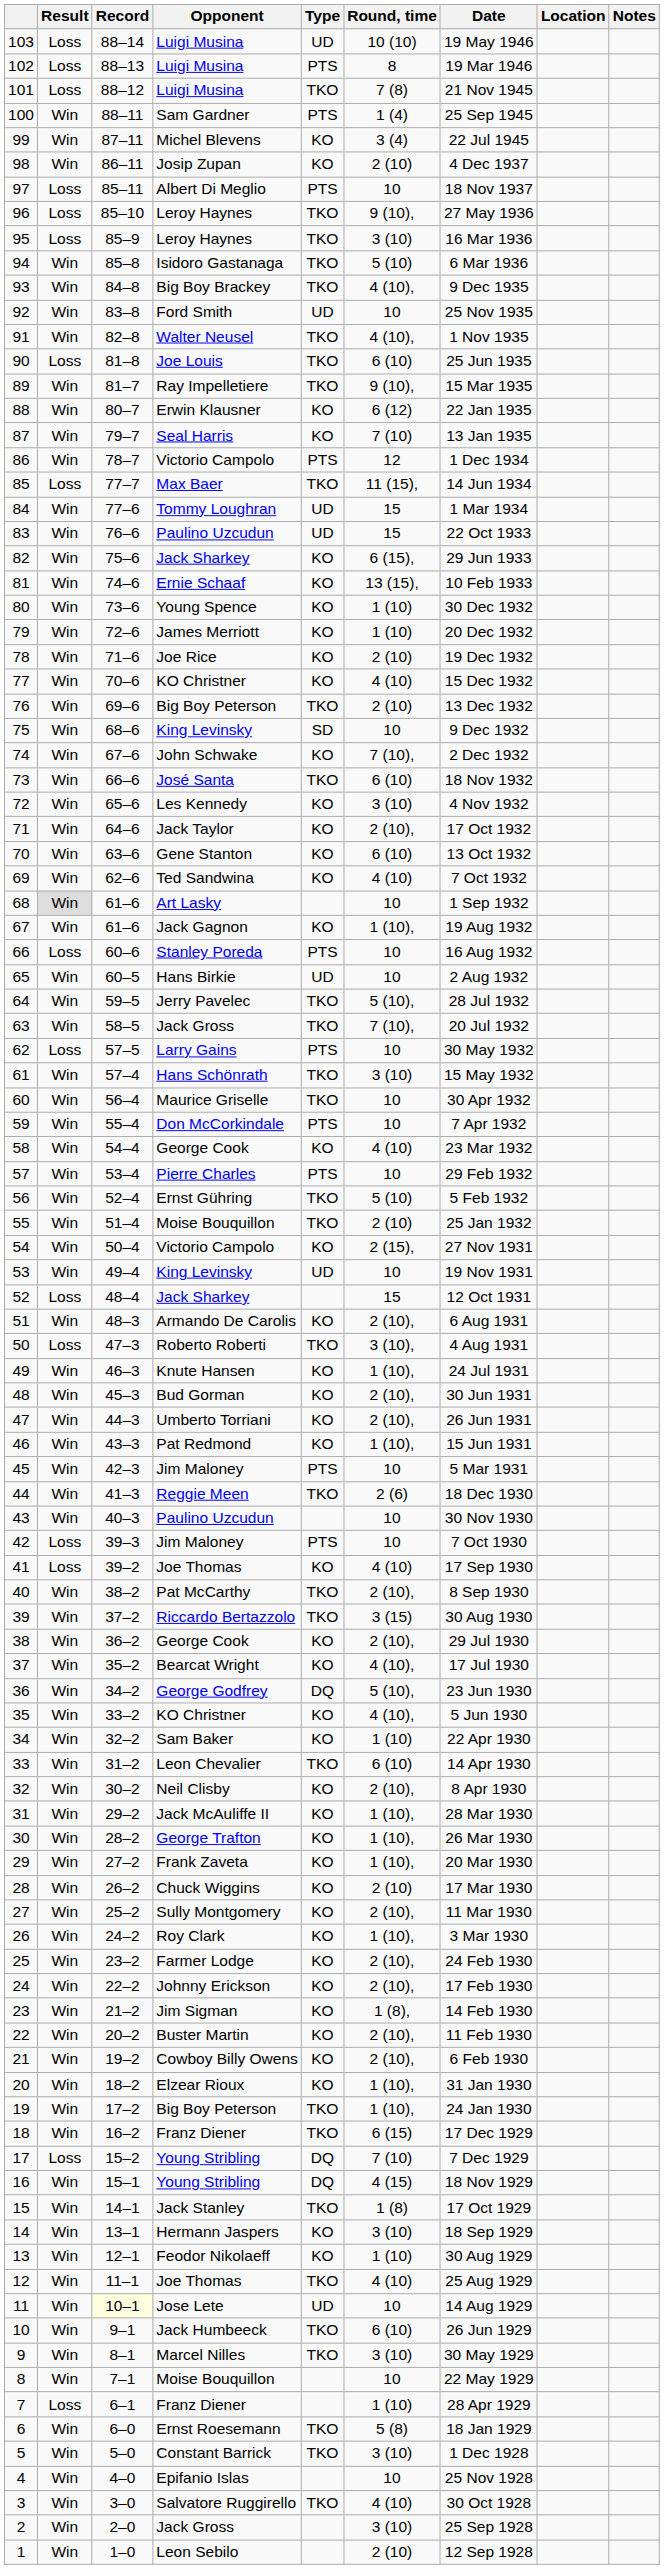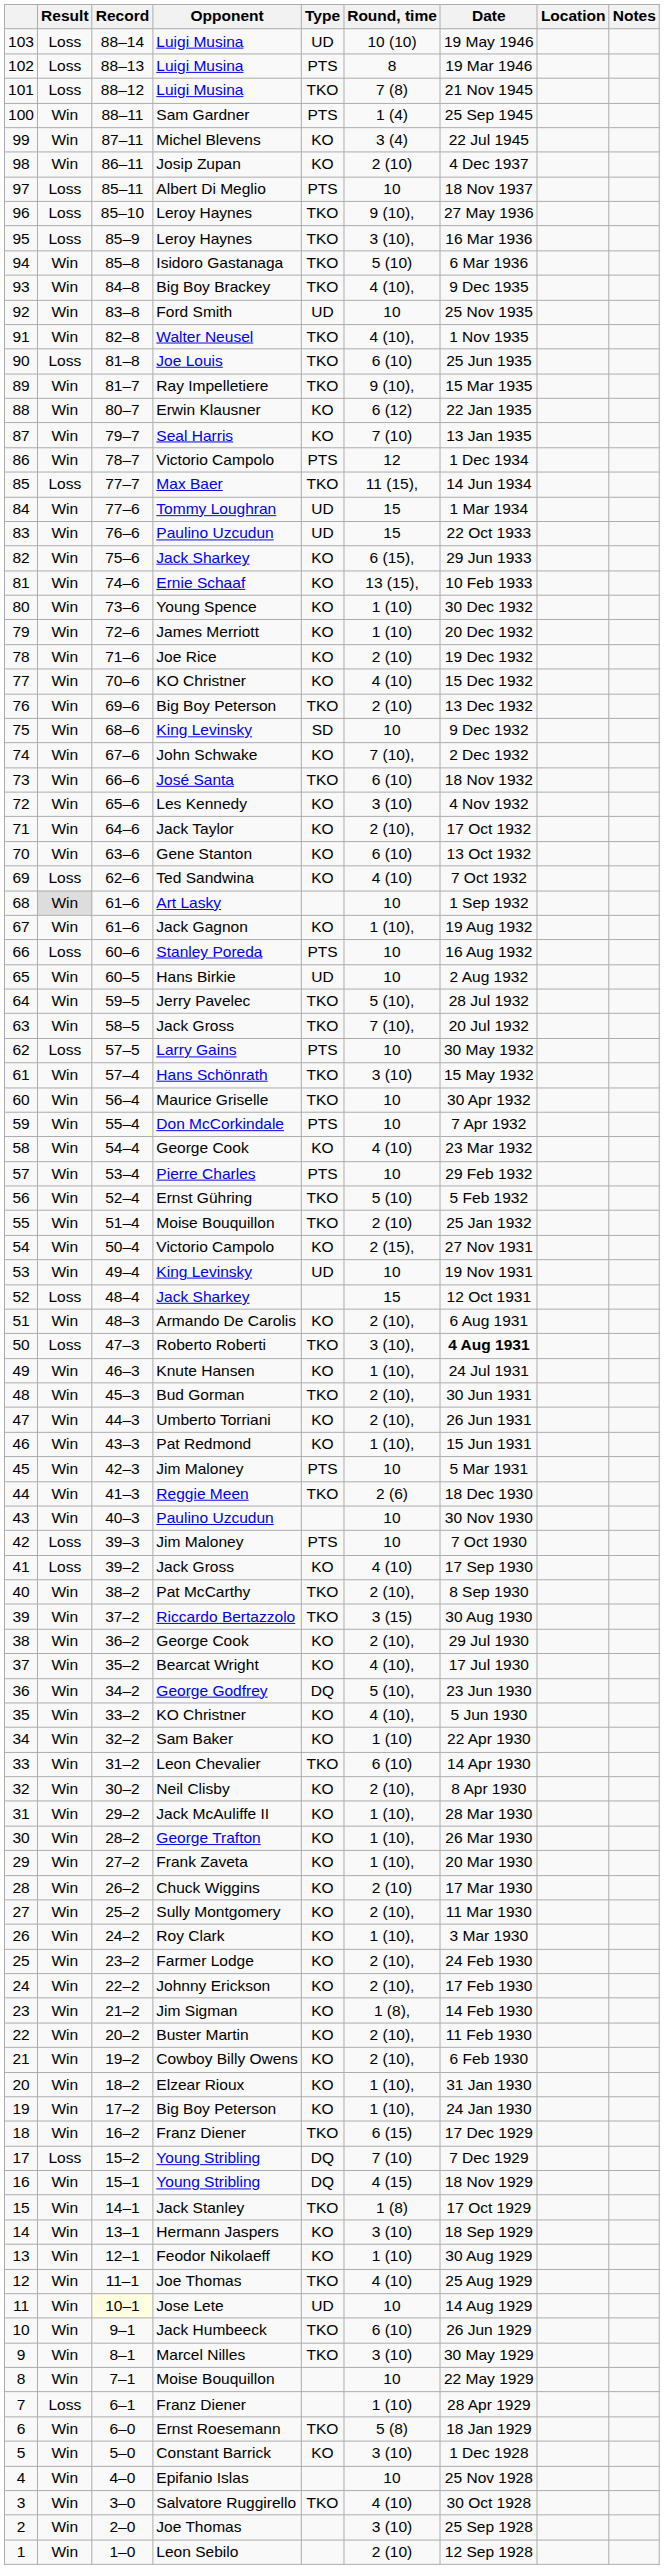(392, 238) 3 (10) -> (392, 238) 3 (10),
(65, 878) Win -> (65, 878) Loss
(489, 1345) normal -> (489, 1345) bold
(322, 1395) KO -> (322, 1395) TKO
(199, 1567) Joe Thomas -> (195, 1567) Jack Gross
(322, 2108) TKO -> (322, 2108) KO
(322, 2453) TKO -> (322, 2453) KO
(195, 2527) Jack Gross -> (199, 2527) Joe Thomas
